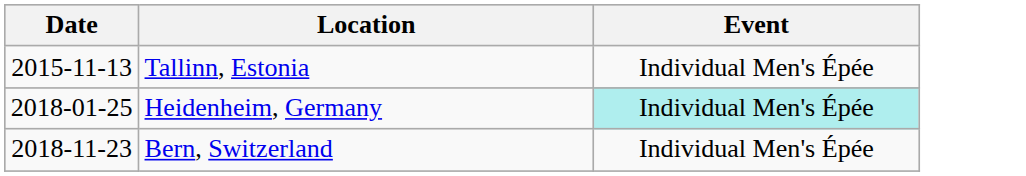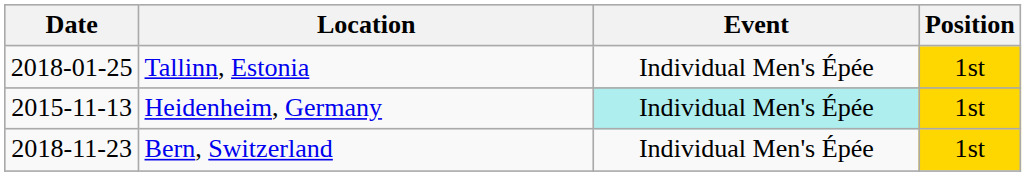+ column: (970, 25)
(72, 66) 2015-11-13 -> (72, 66) 2018-01-25
(72, 107) 2018-01-25 -> (72, 107) 2015-11-13
